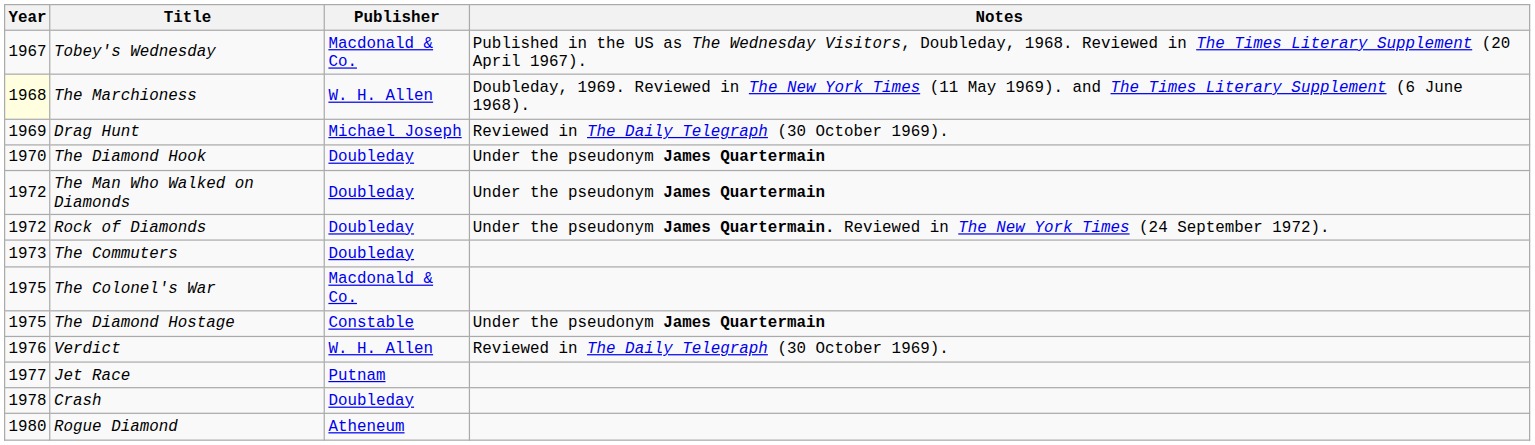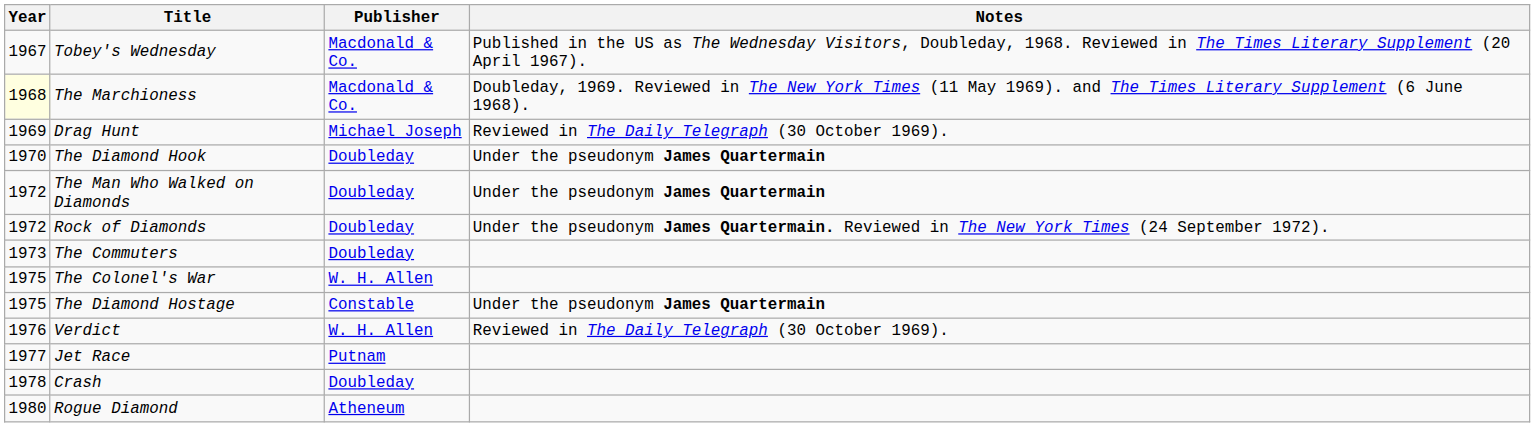(381, 97) W. H. Allen -> (381, 97) Macdonald & Co.
(381, 288) Macdonald & Co. -> (381, 279) W. H. Allen
